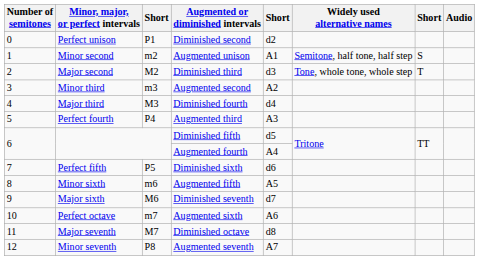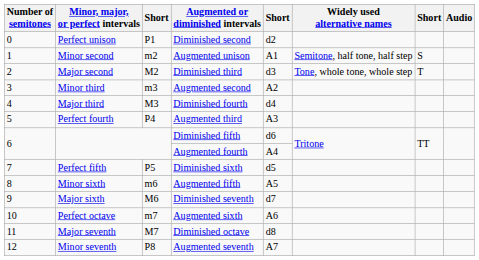(271, 135) d5 -> (271, 135) d6
(271, 167) d6 -> (271, 167) d5
